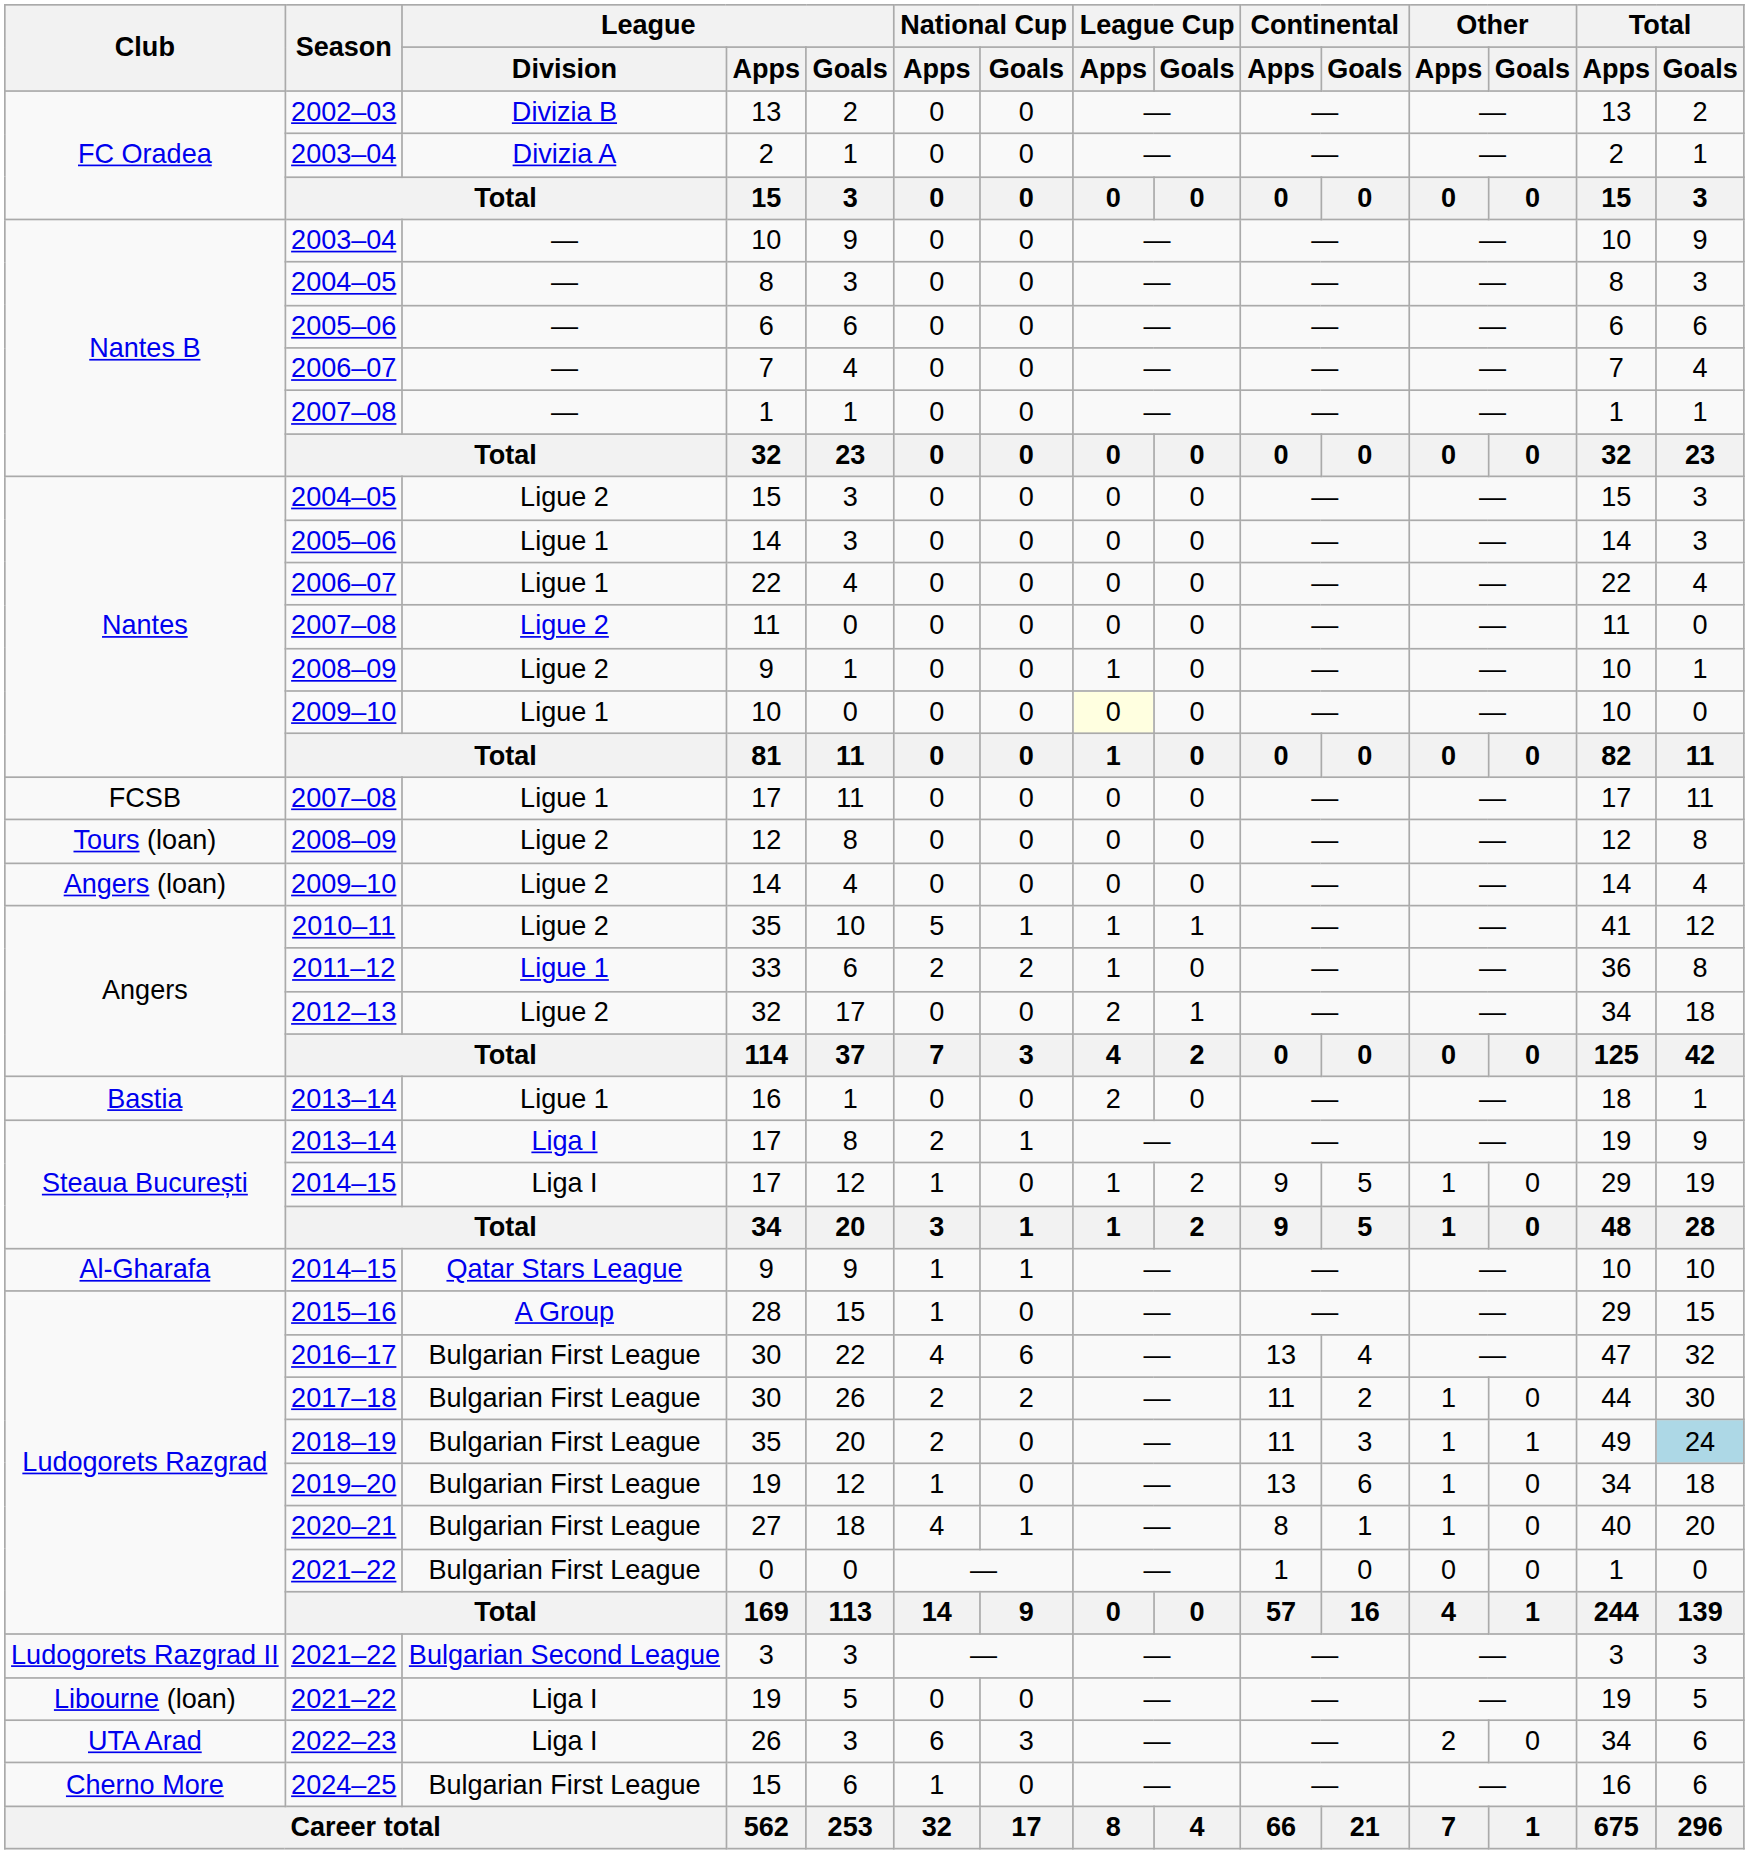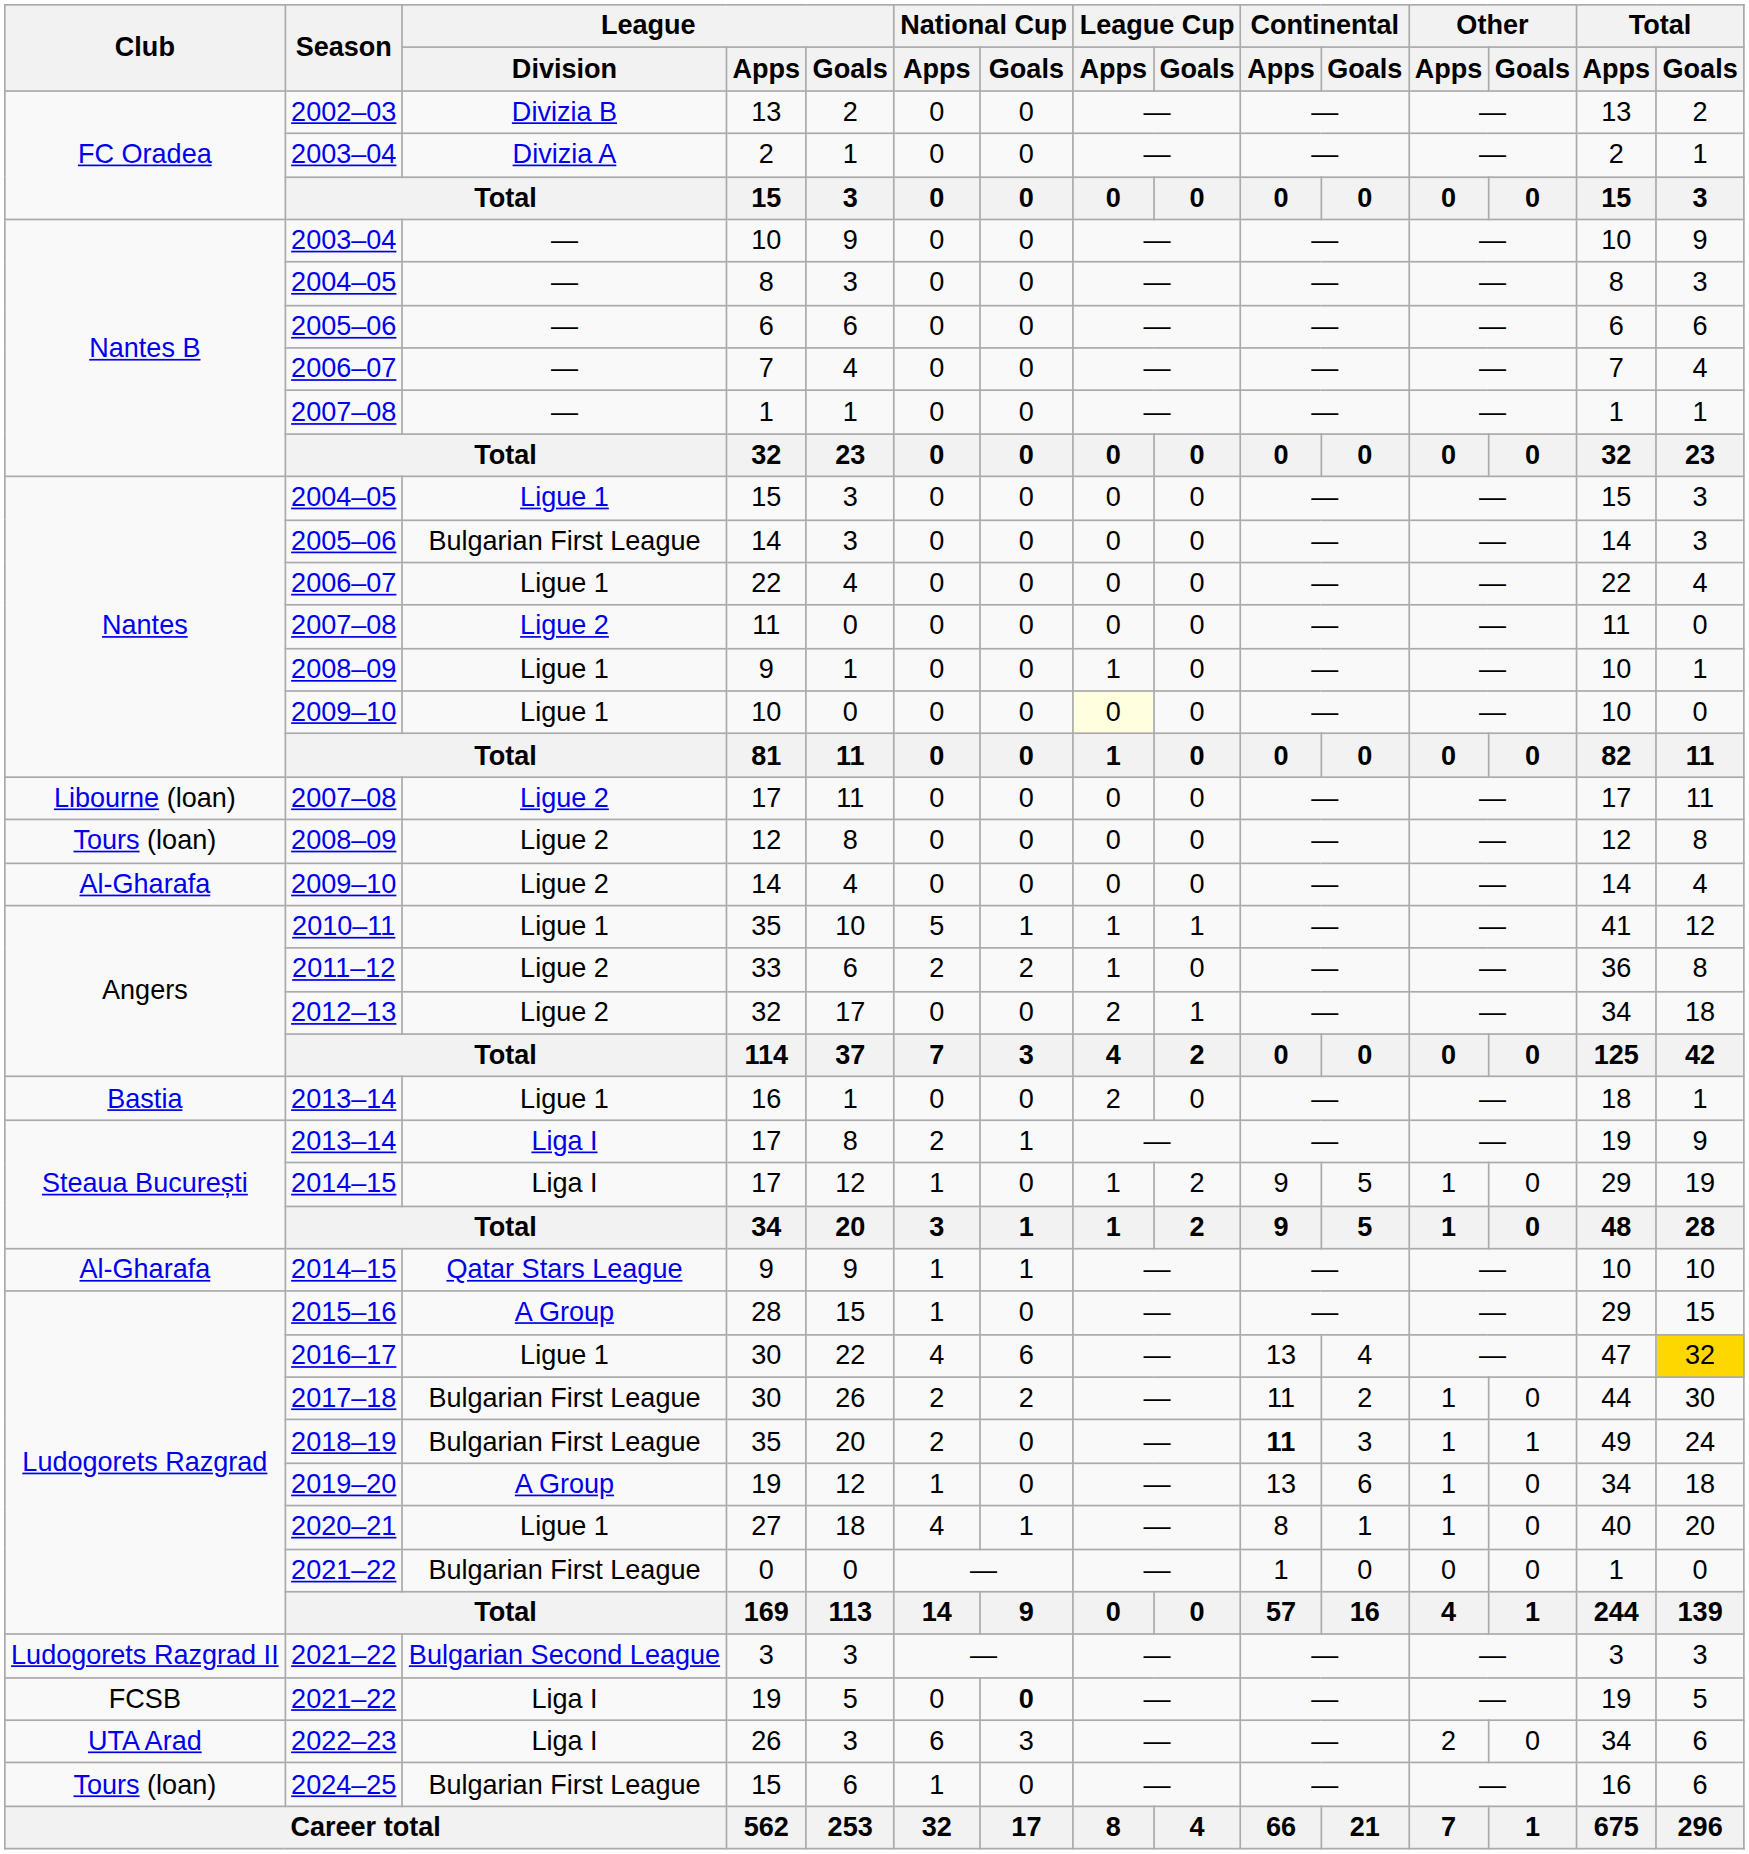(564, 497) Ligue 2 -> (564, 497) Ligue 1
(564, 540) Ligue 1 -> (564, 540) Bulgarian First League
(564, 669) Ligue 2 -> (564, 669) Ligue 1
(145, 797) FCSB -> (145, 797) Libourne (loan)
(564, 797) Ligue 1 -> (564, 797) Ligue 2
(145, 883) Angers (loan) -> (145, 883) Al-Gharafa
(564, 926) Ligue 2 -> (564, 926) Ligue 1
(564, 969) Ligue 1 -> (564, 969) Ligue 2
(564, 1355) Bulgarian First League -> (564, 1355) Ligue 1
(1700, 1355) no background -> (1700, 1355) gold background
(1281, 1441) normal -> (1281, 1441) bold
(1700, 1441) lightblue background -> (1700, 1441) no background
(564, 1483) Bulgarian First League -> (564, 1483) A Group
(564, 1526) Bulgarian First League -> (564, 1526) Ligue 1
(145, 1698) Libourne (loan) -> (145, 1698) FCSB
(1026, 1698) normal -> (1026, 1698) bold
(145, 1784) Cherno More -> (145, 1784) Tours (loan)
